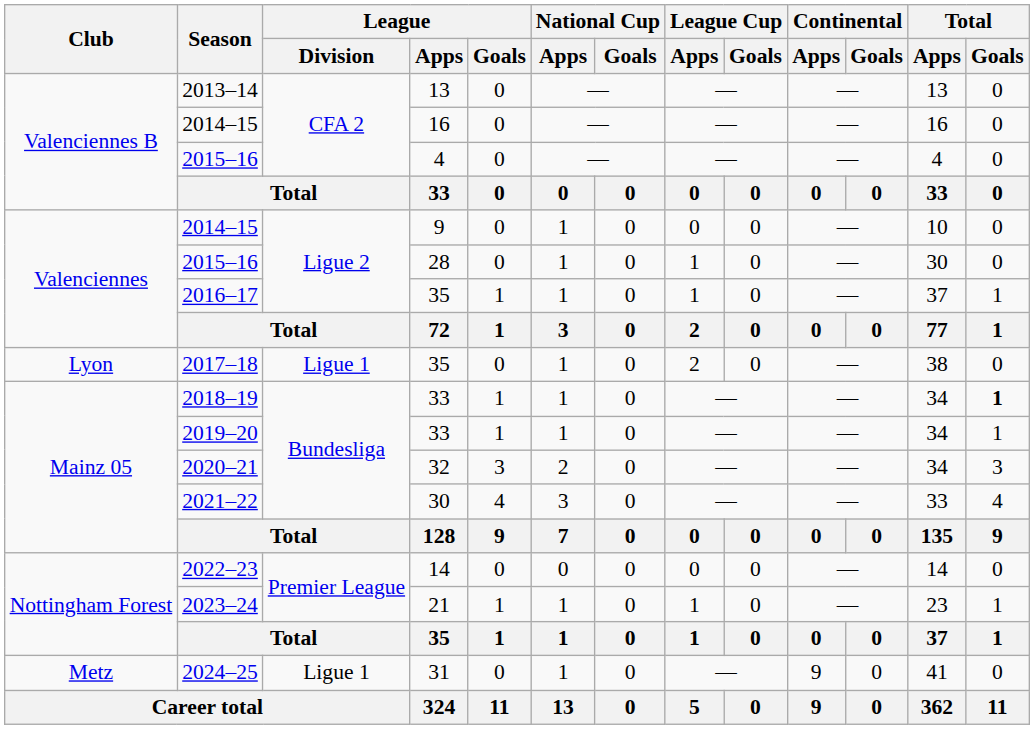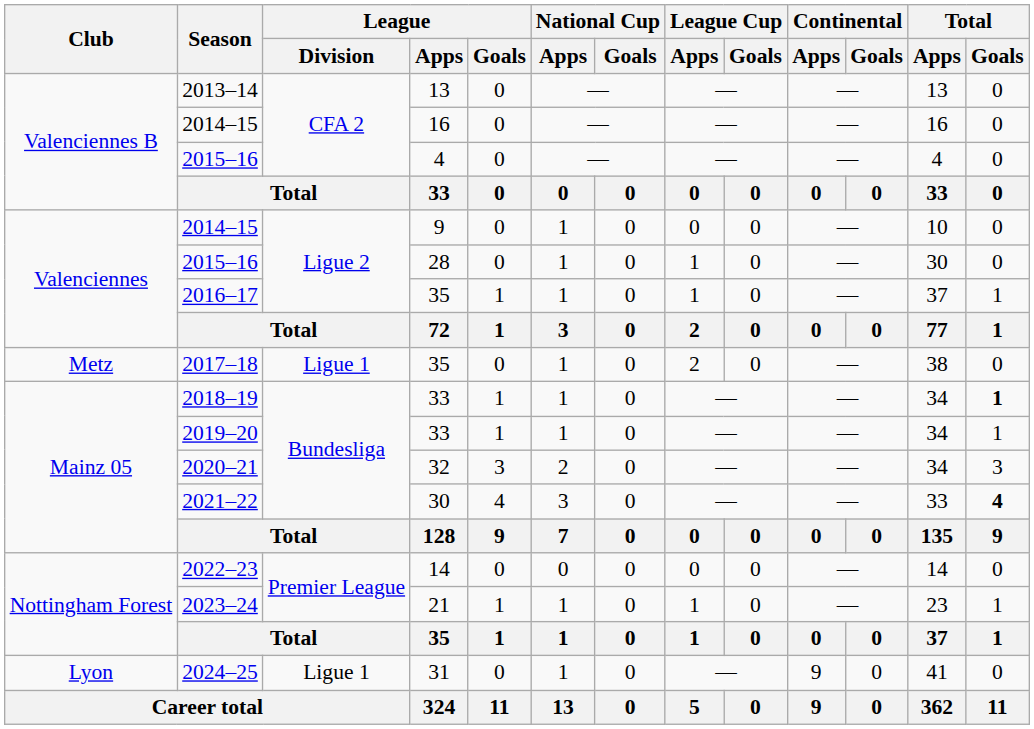(91, 364) Lyon -> (91, 364) Metz
(997, 501) normal -> (997, 501) bold
(91, 672) Metz -> (91, 672) Lyon
